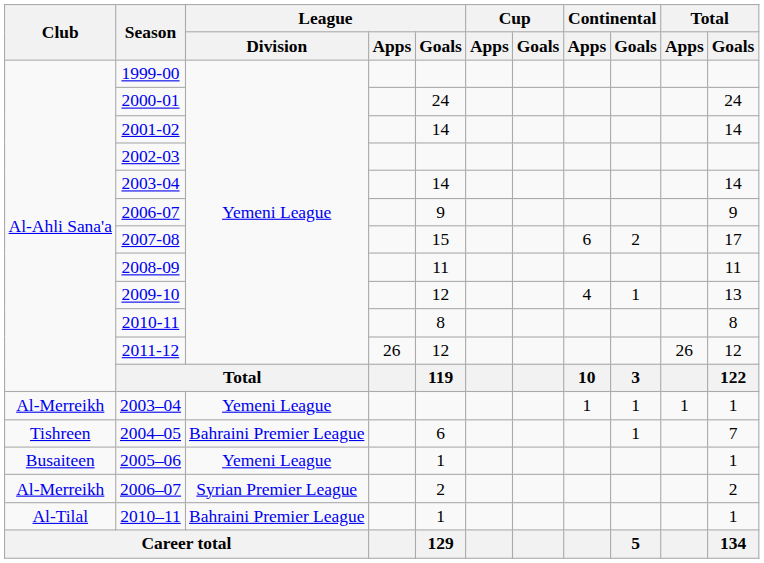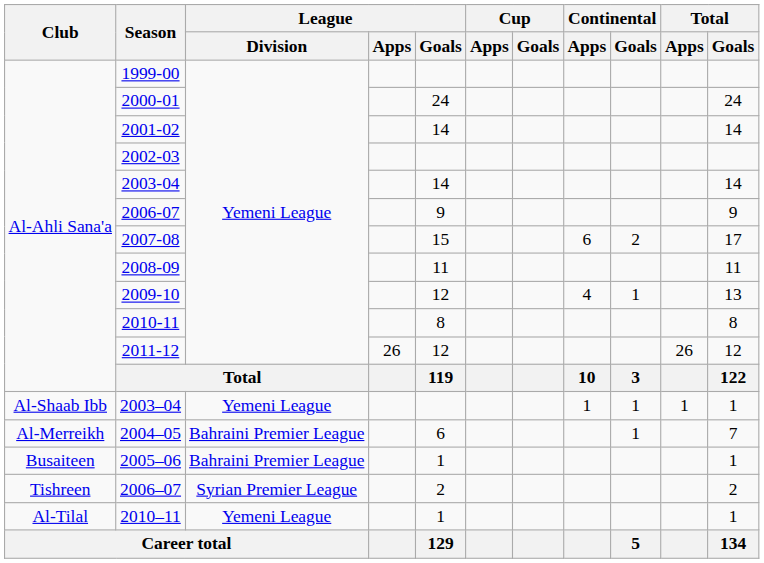(60, 405) Al-Merreikh -> (60, 405) Al-Shaab Ibb
(60, 433) Tishreen -> (60, 433) Al-Merreikh
(277, 460) Yemeni League -> (277, 460) Bahraini Premier League
(60, 488) Al-Merreikh -> (60, 488) Tishreen
(277, 516) Bahraini Premier League -> (277, 516) Yemeni League
